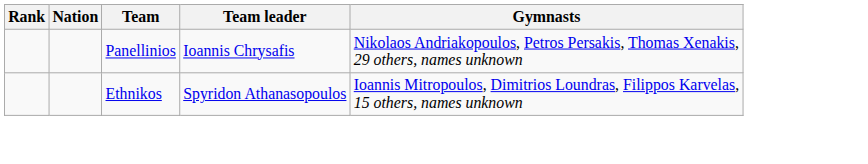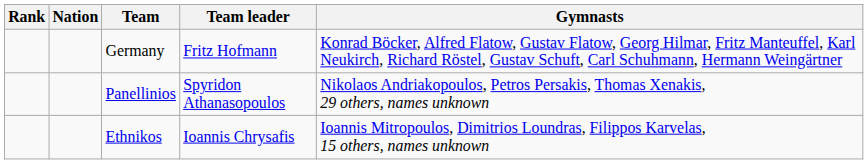+ row: (135, 51)
(239, 51) Ioannis Chrysafis -> (234, 94) Spyridon Athanasopoulos
(265, 94) Spyridon Athanasopoulos -> (239, 136) Ioannis Chrysafis
